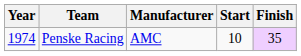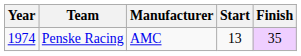(235, 39) 10 -> (235, 39) 13
